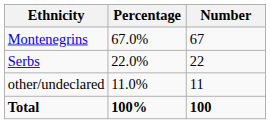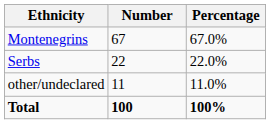columns swapped: (226, 15) <-> (147, 15)
